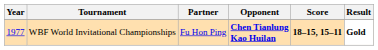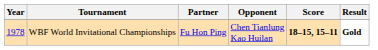(16, 32) 1977 -> (16, 32) 1978
(260, 32) bold -> (257, 32) normal
